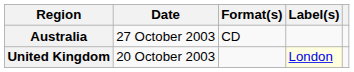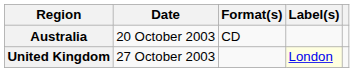(166, 36) 27 October 2003 -> (166, 36) 20 October 2003
(166, 57) 20 October 2003 -> (166, 57) 27 October 2003
